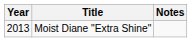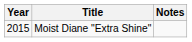(18, 28) 2013 -> (18, 28) 2015
